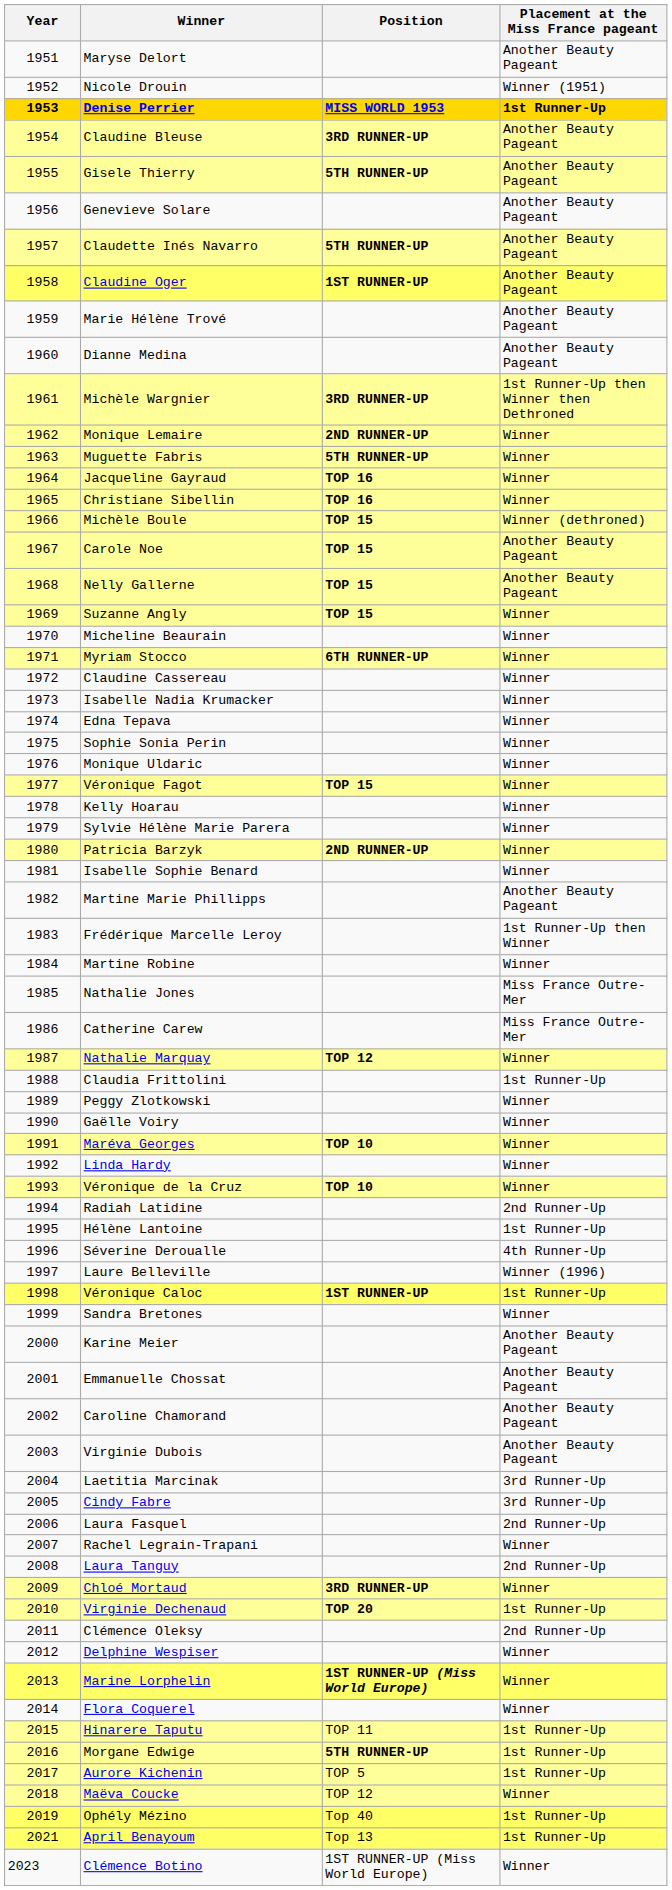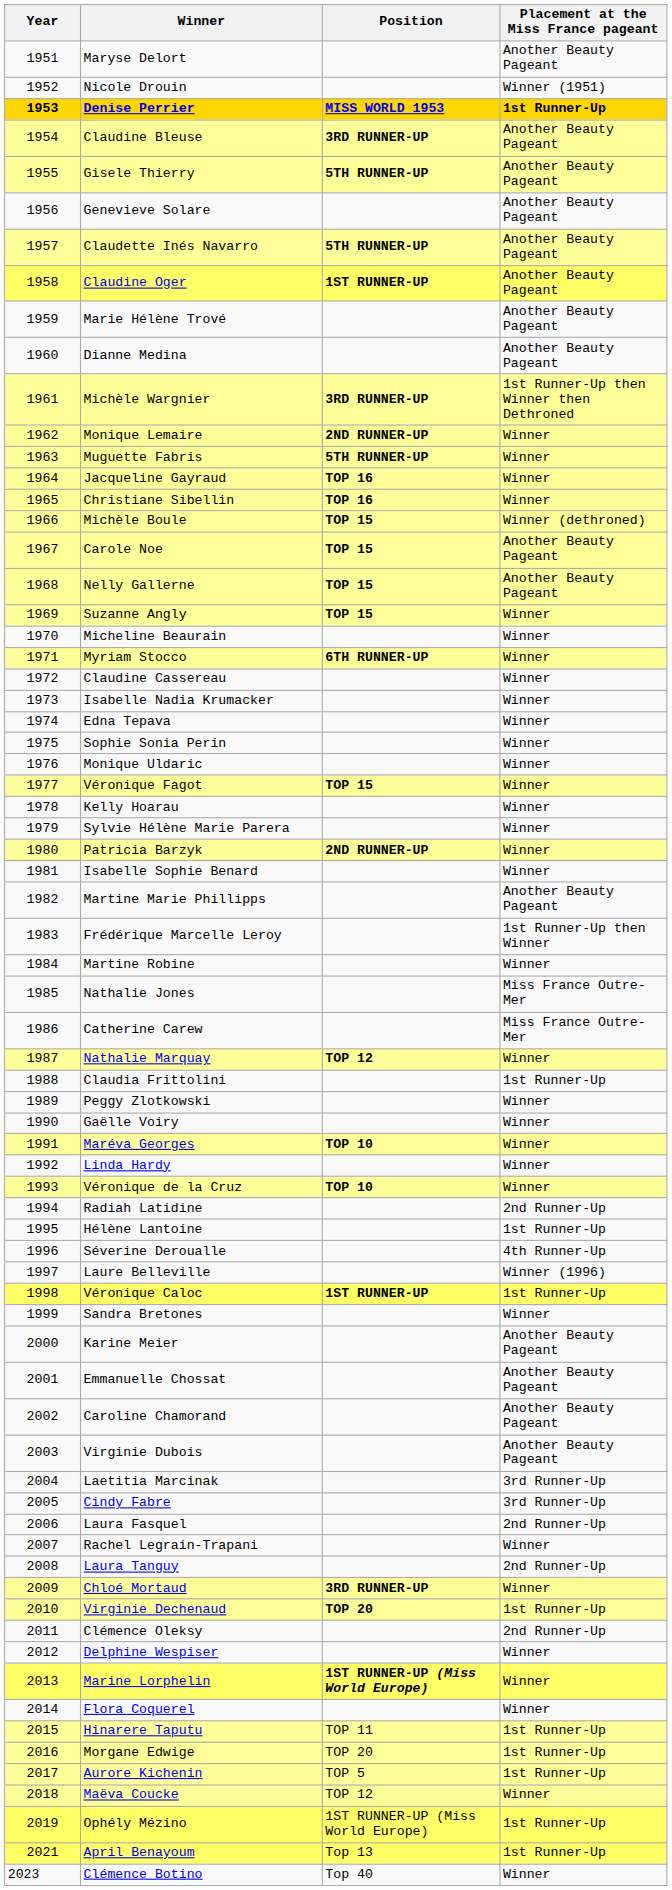(377, 1753) 5TH RUNNER-UP -> (349, 1753) TOP 20
(349, 1817) Top 40 -> (401, 1825) 1ST RUNNER-UP (Miss World Europe)
(401, 1867) 1ST RUNNER-UP (Miss World Europe) -> (349, 1875) Top 40
